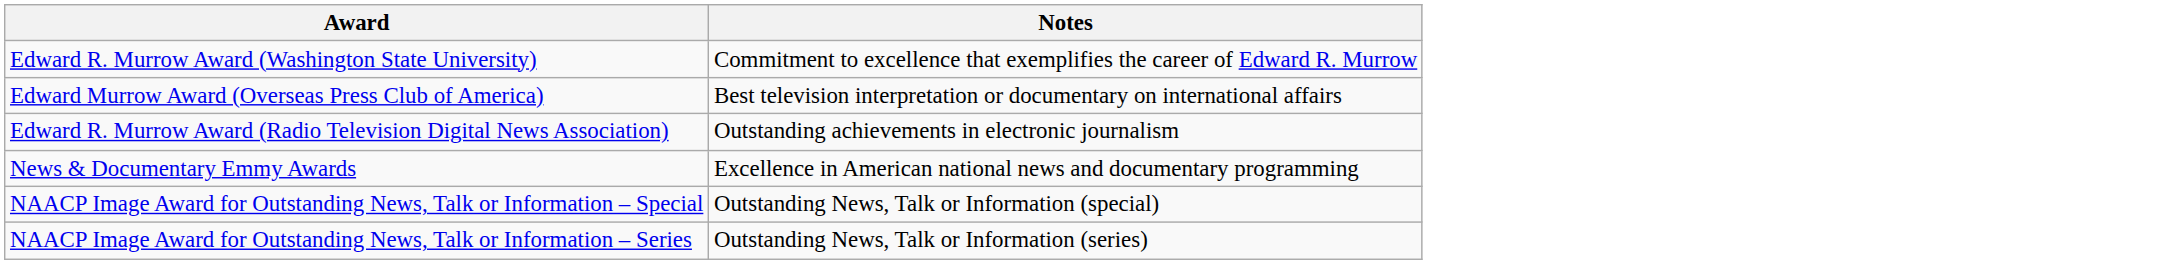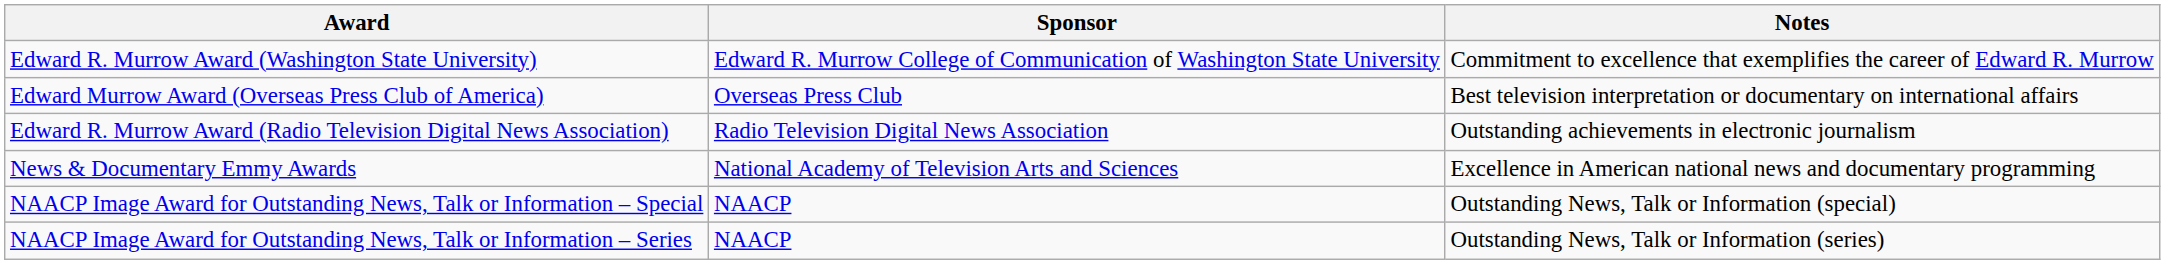+ column: (1077, 22)
